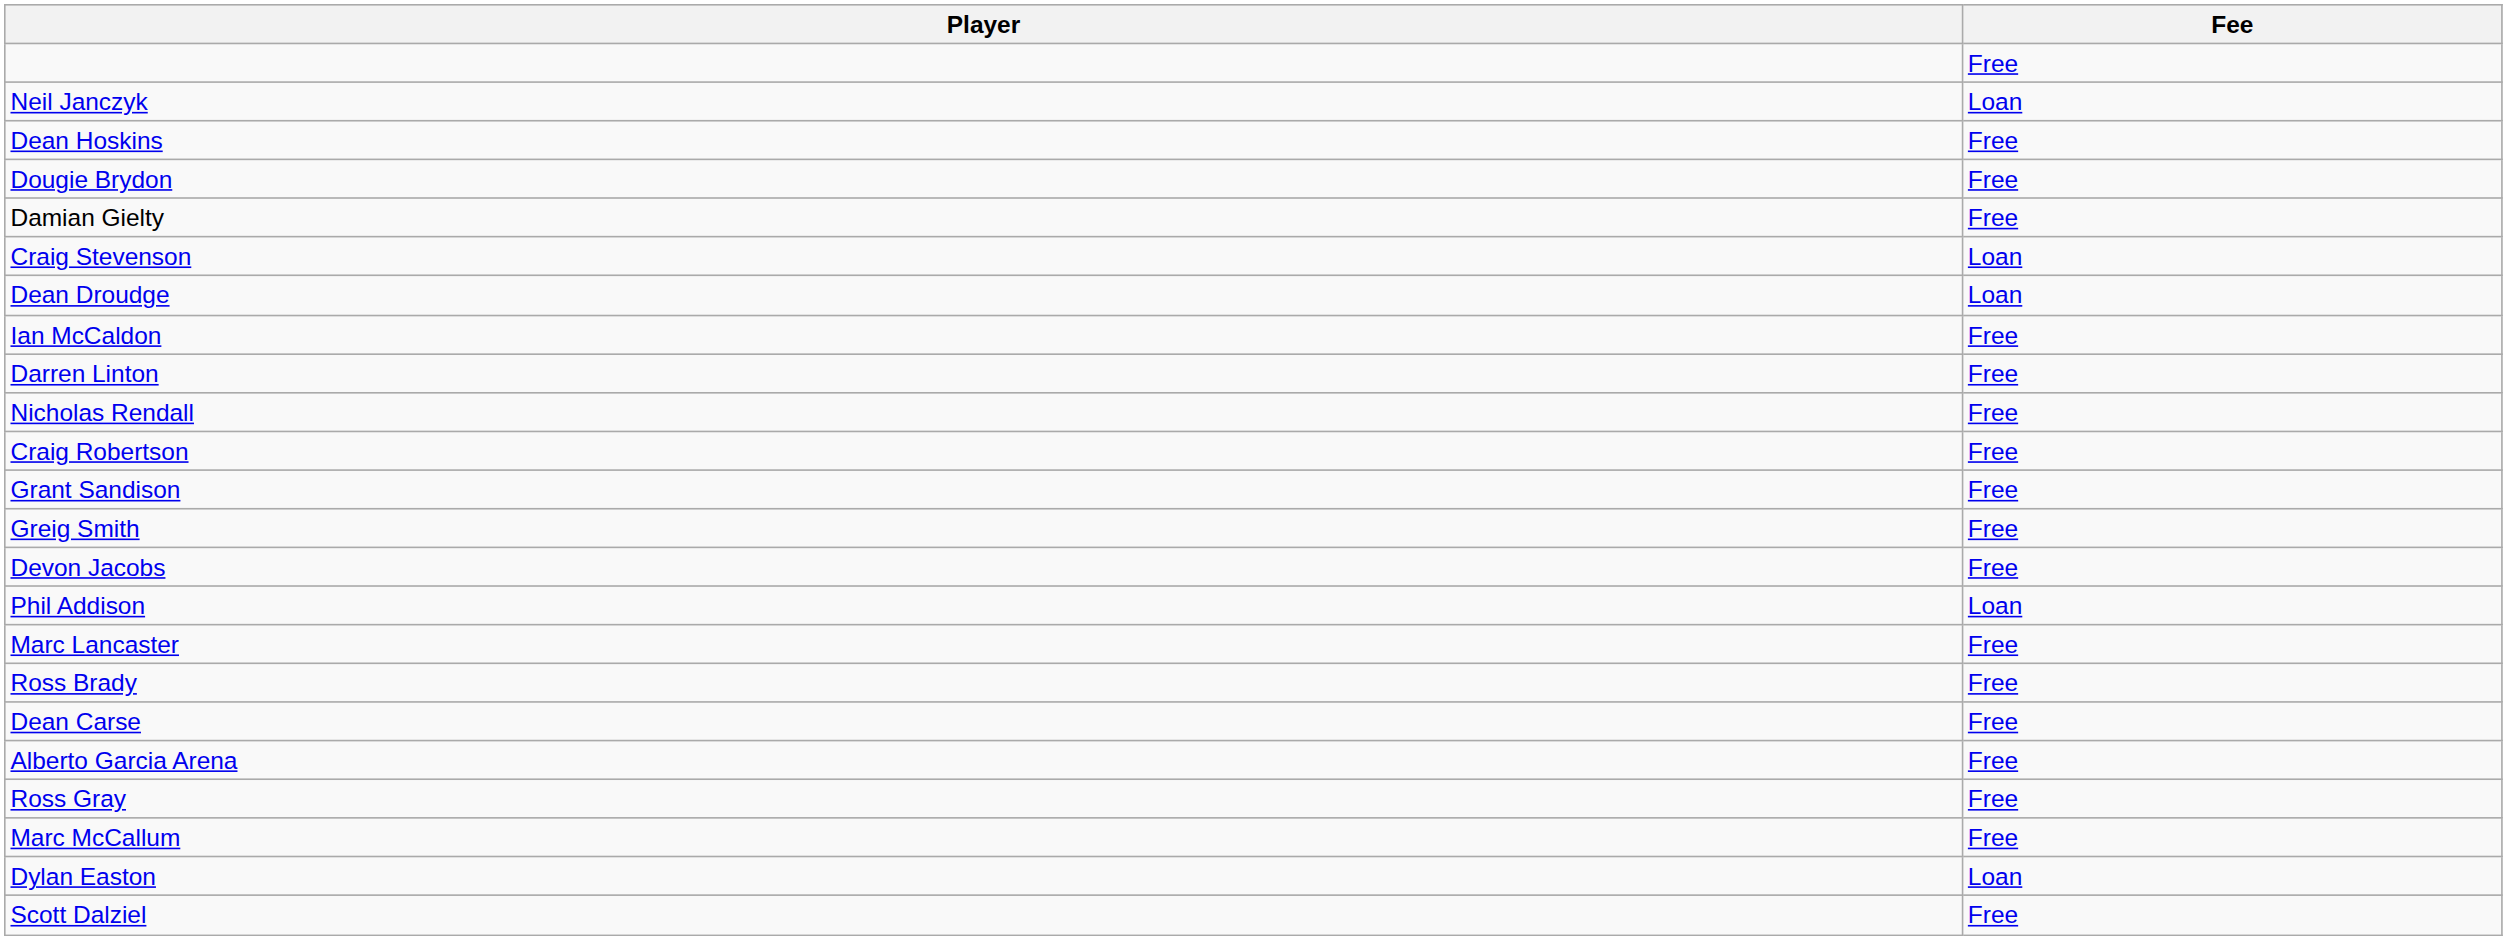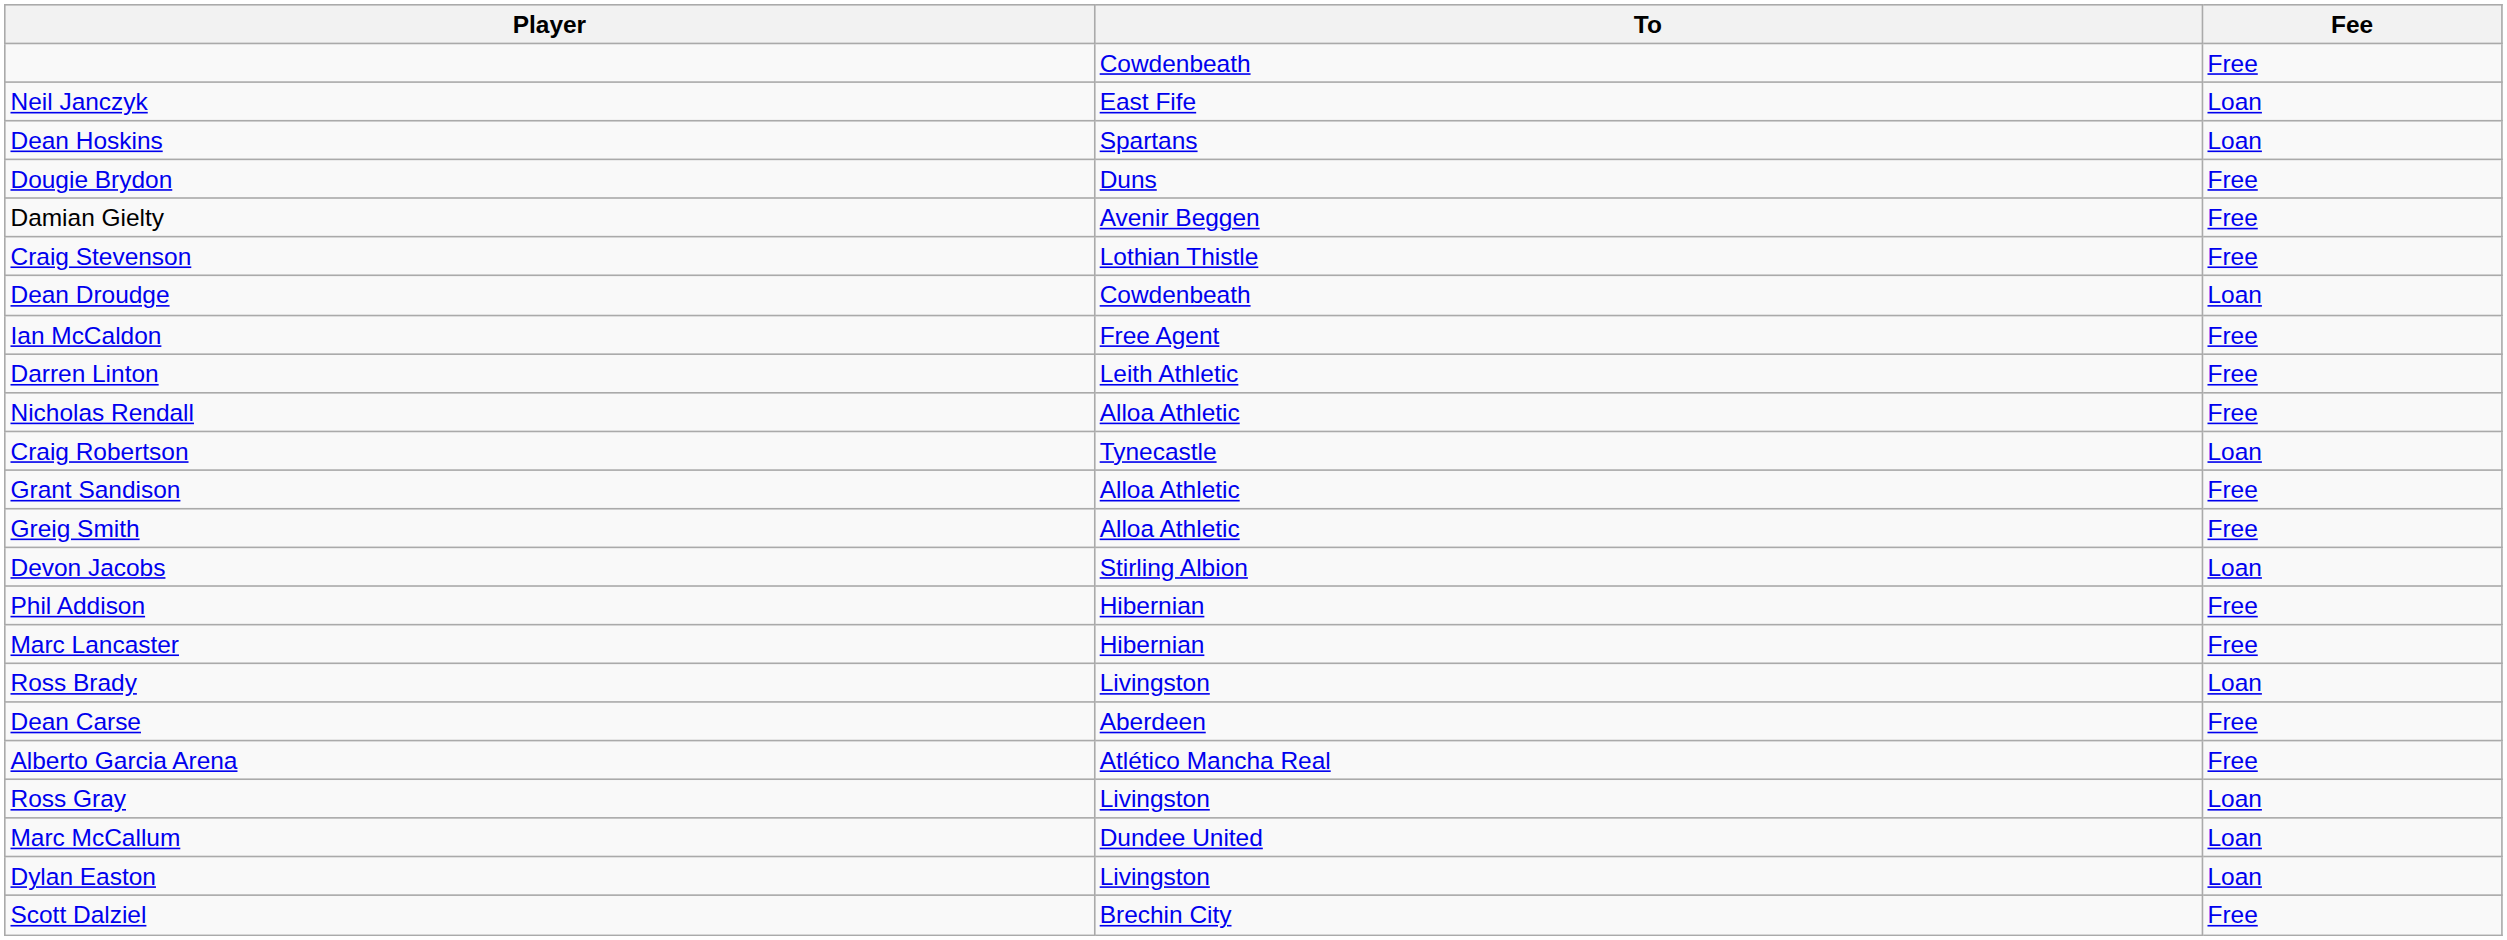+ column: (1648, 24)
(1993, 141) Free -> (2235, 141) Loan
(1995, 257) Loan -> (2233, 257) Free
(1993, 451) Free -> (2235, 451) Loan
(1993, 567) Free -> (2235, 567) Loan
(1995, 605) Loan -> (2233, 605) Free
(1993, 683) Free -> (2235, 683) Loan
(1993, 799) Free -> (2235, 799) Loan
(1993, 838) Free -> (2235, 838) Loan
